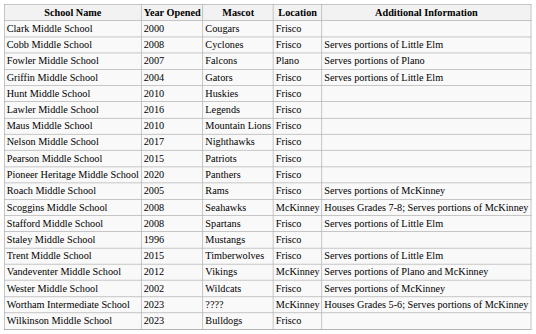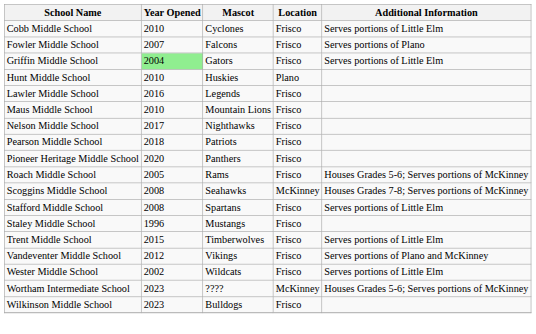- row: (50, 28)
(154, 45) 2008 -> (154, 28) 2010
(287, 61) Plano -> (289, 45) Frisco
(154, 77) no background -> (154, 61) lightgreen background
(289, 93) Frisco -> (287, 77) Plano
(154, 158) 2015 -> (154, 142) 2018
(385, 191) Serves portions of McKinney -> (426, 175) Houses Grades 5-6; Serves portions of McKinney
(298, 272) McKinney -> (289, 256) Frisco
(385, 288) Serves portions of McKinney -> (384, 272) Serves portions of Little Elm
